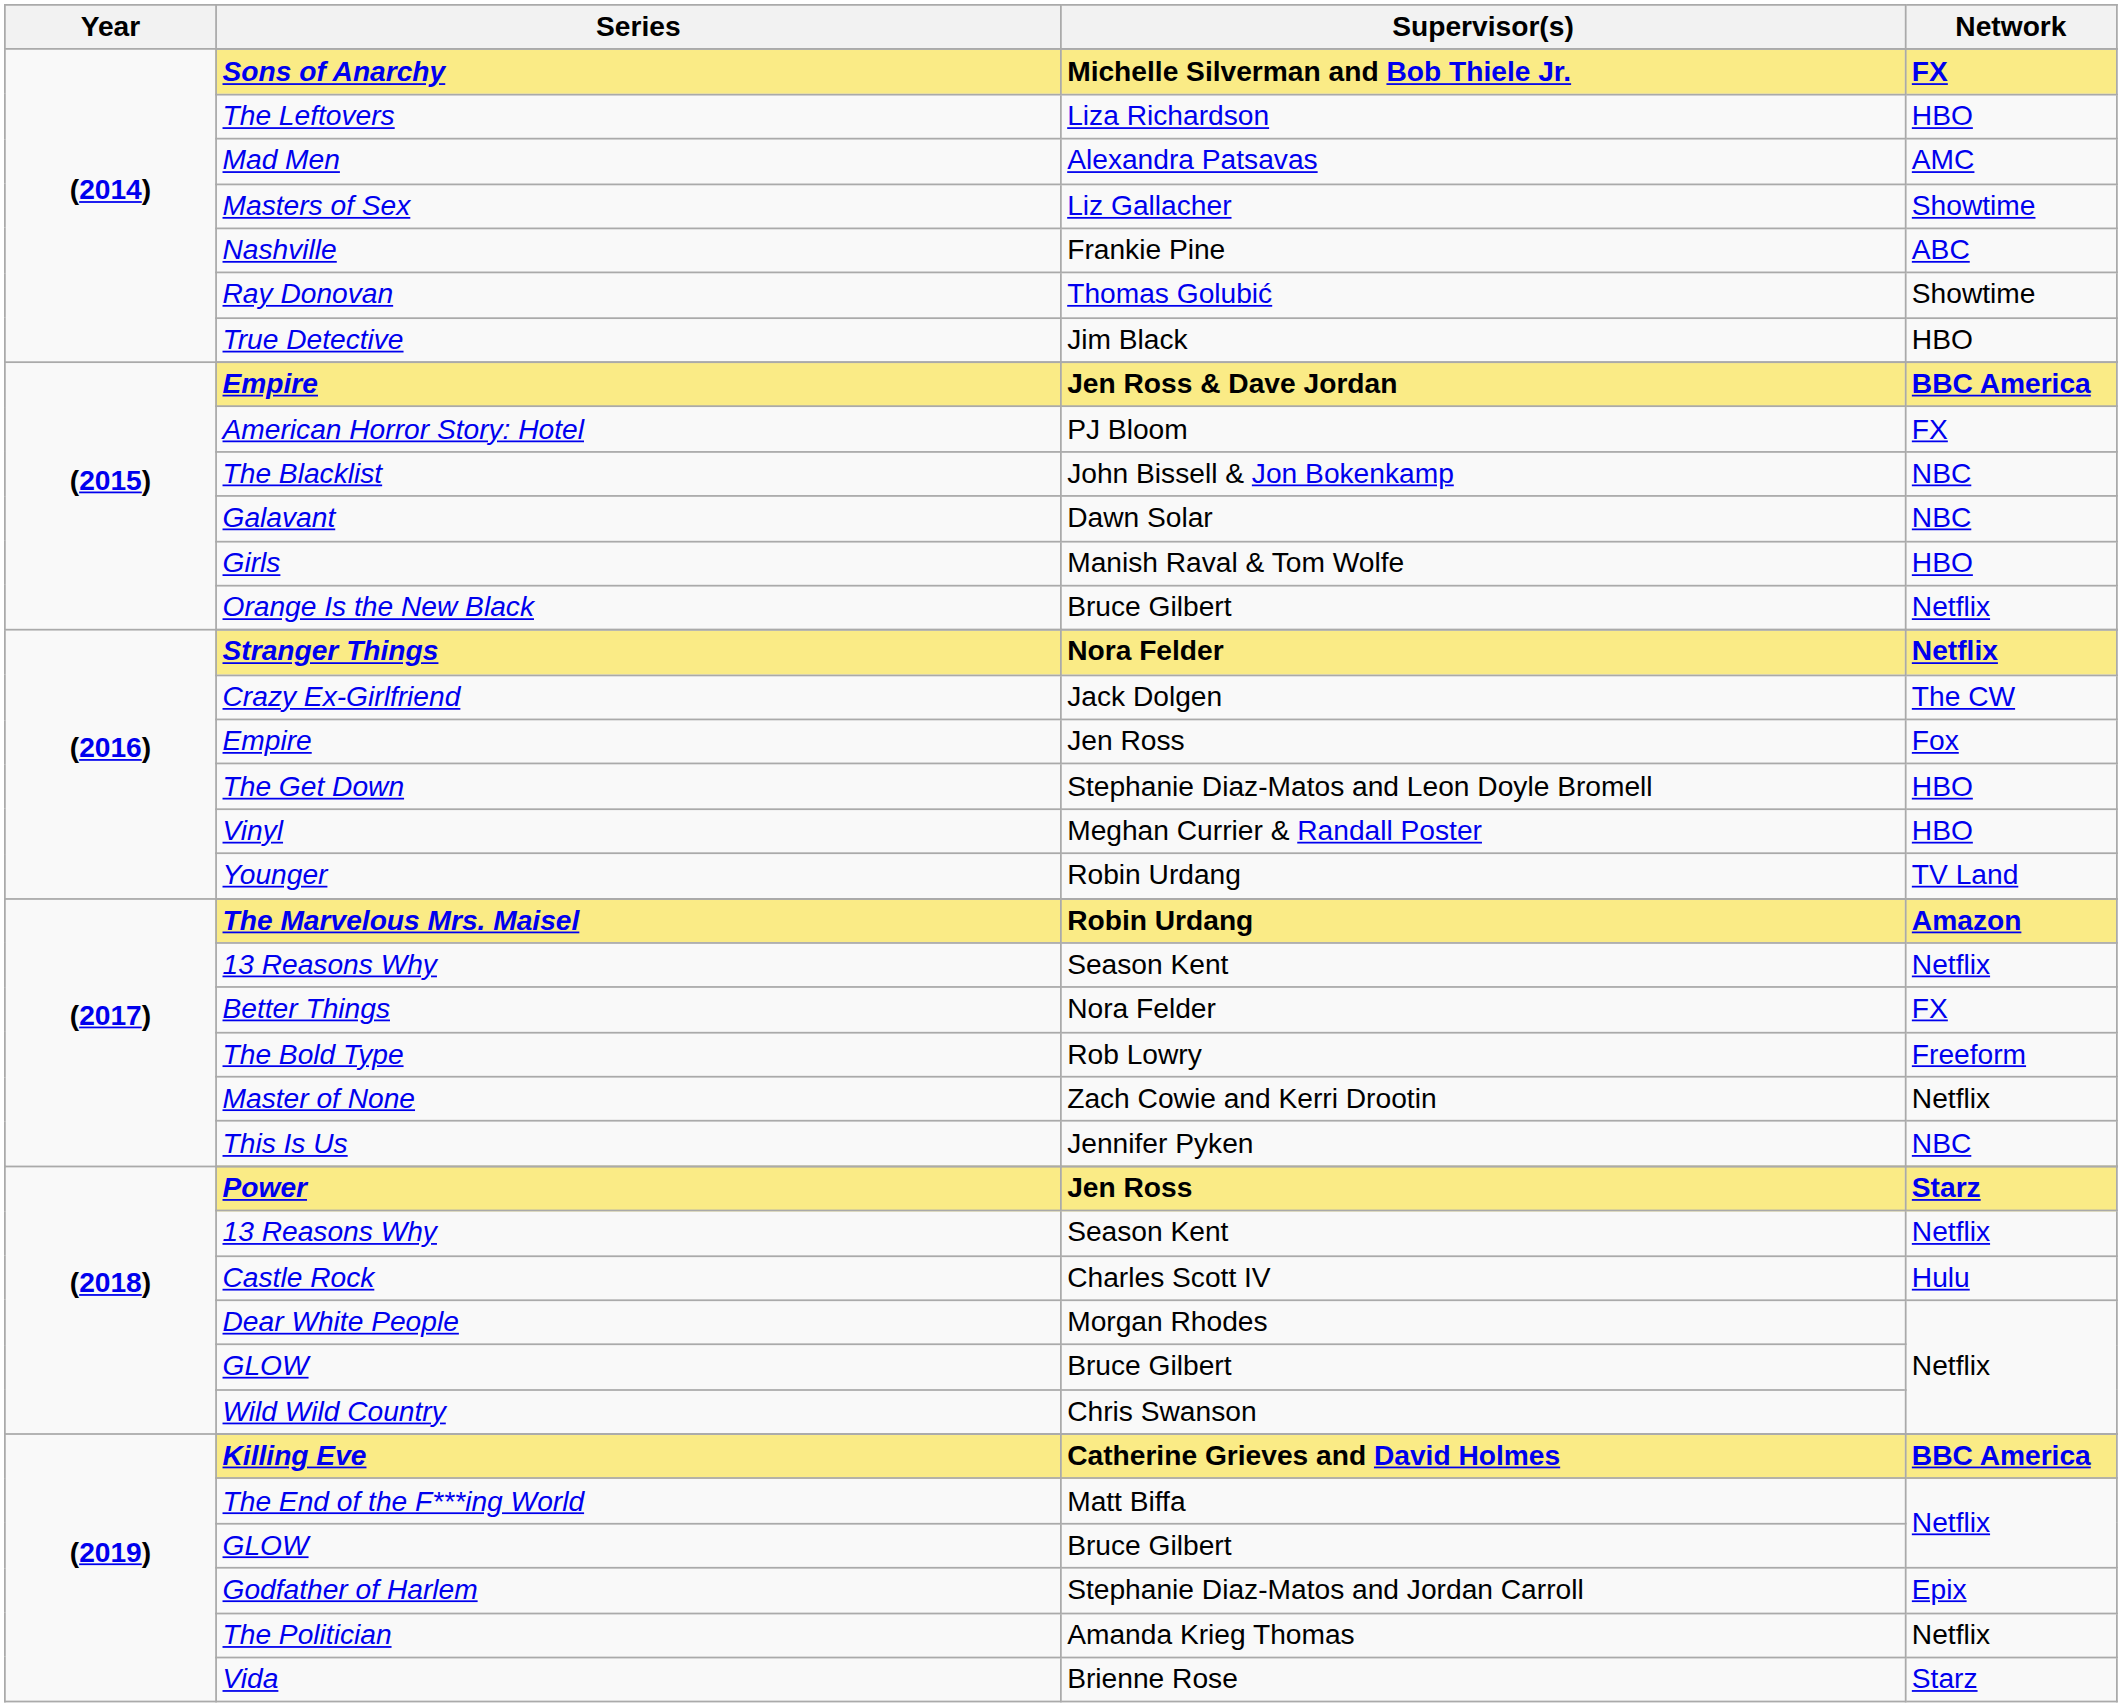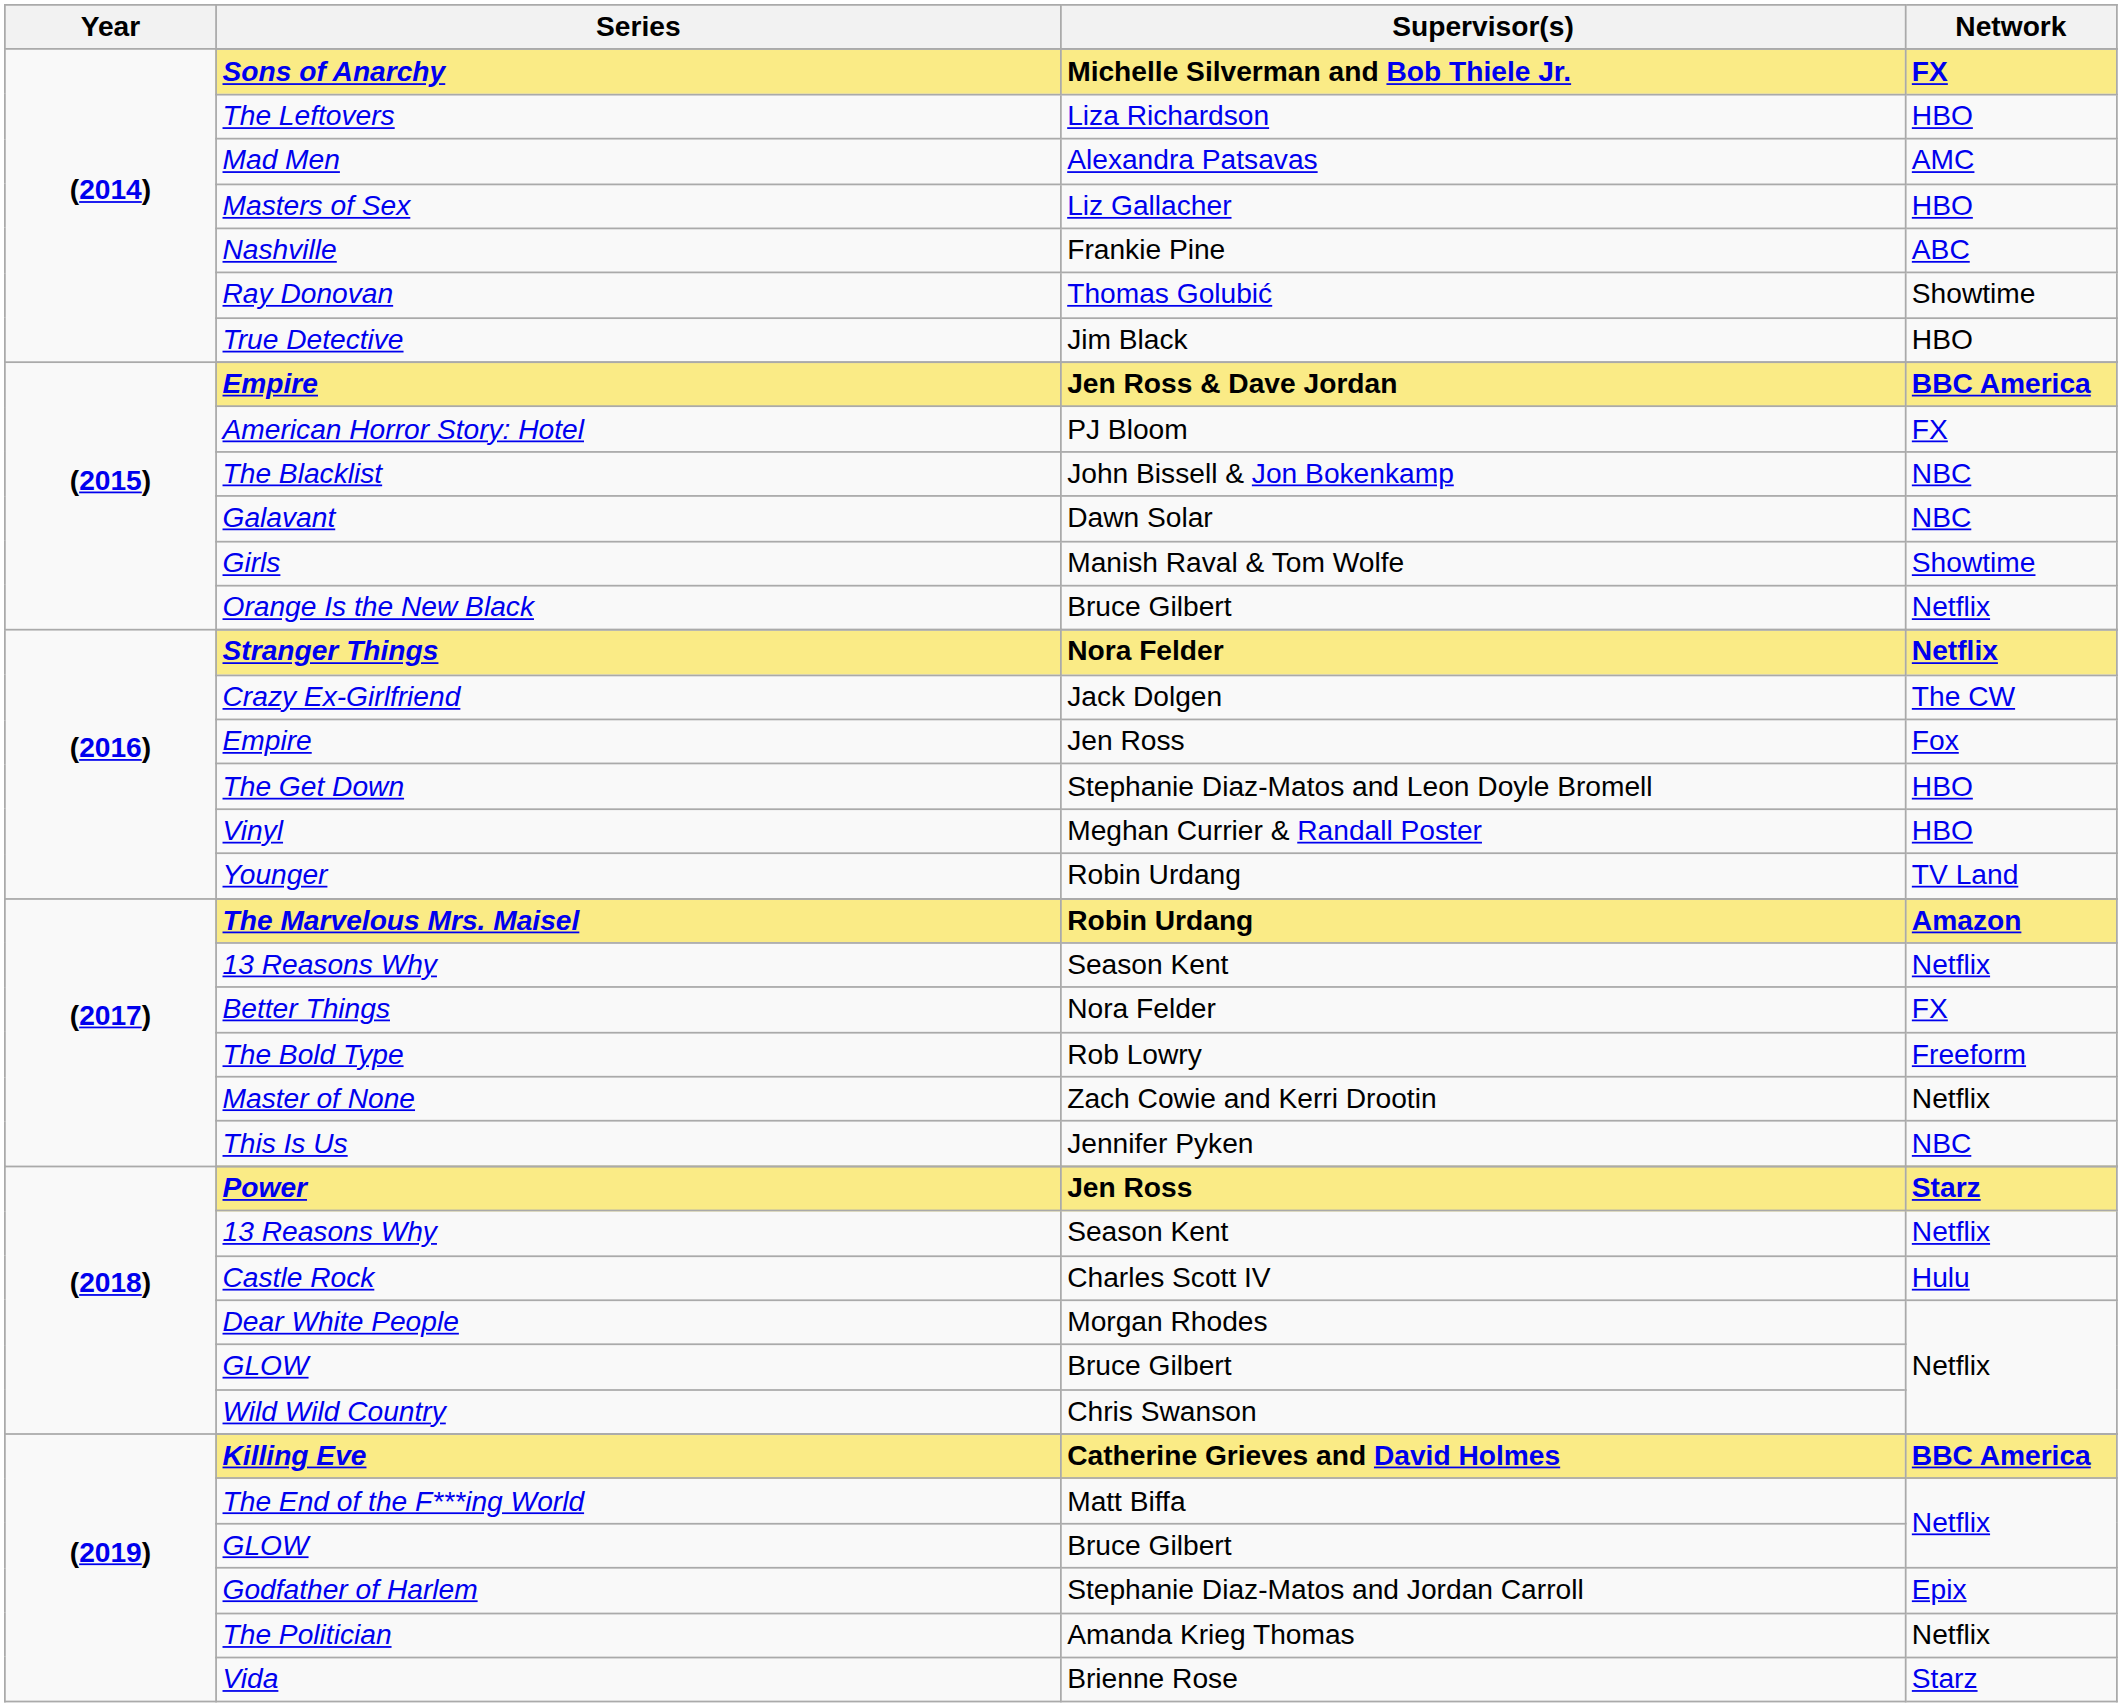(1974, 205) Showtime -> (1942, 205) HBO
(1942, 562) HBO -> (1974, 562) Showtime
